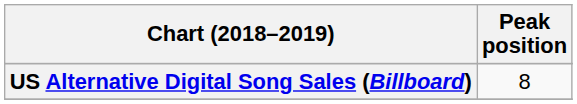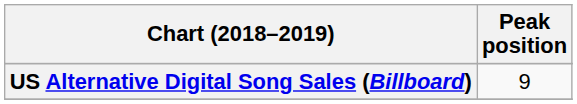(525, 81) 8 -> (525, 81) 9
